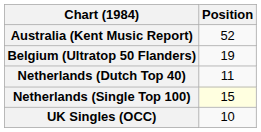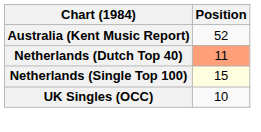- row: (102, 55)
(228, 76) no background -> (221, 55) lightsalmon background
